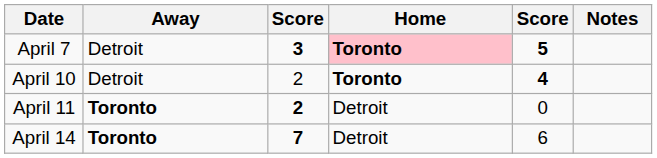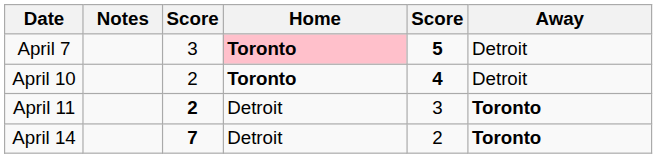columns swapped: (175, 19) <-> (612, 19)
(298, 49) bold -> (193, 49) normal
(543, 108) 0 -> (437, 108) 3
(543, 138) 6 -> (437, 138) 2
